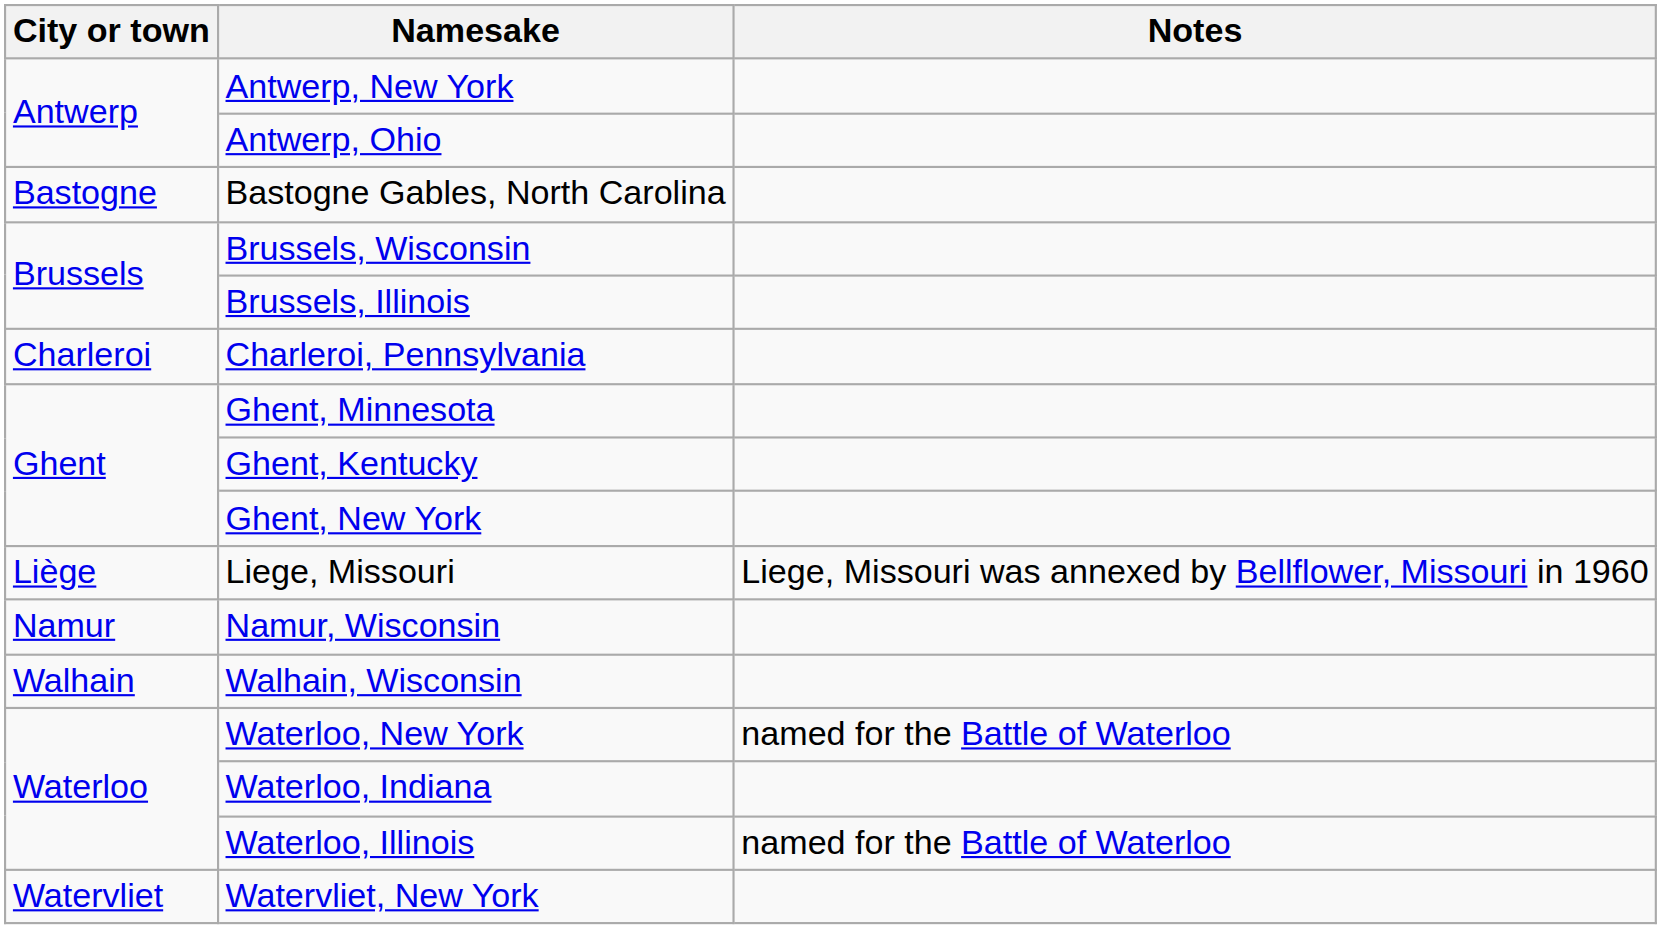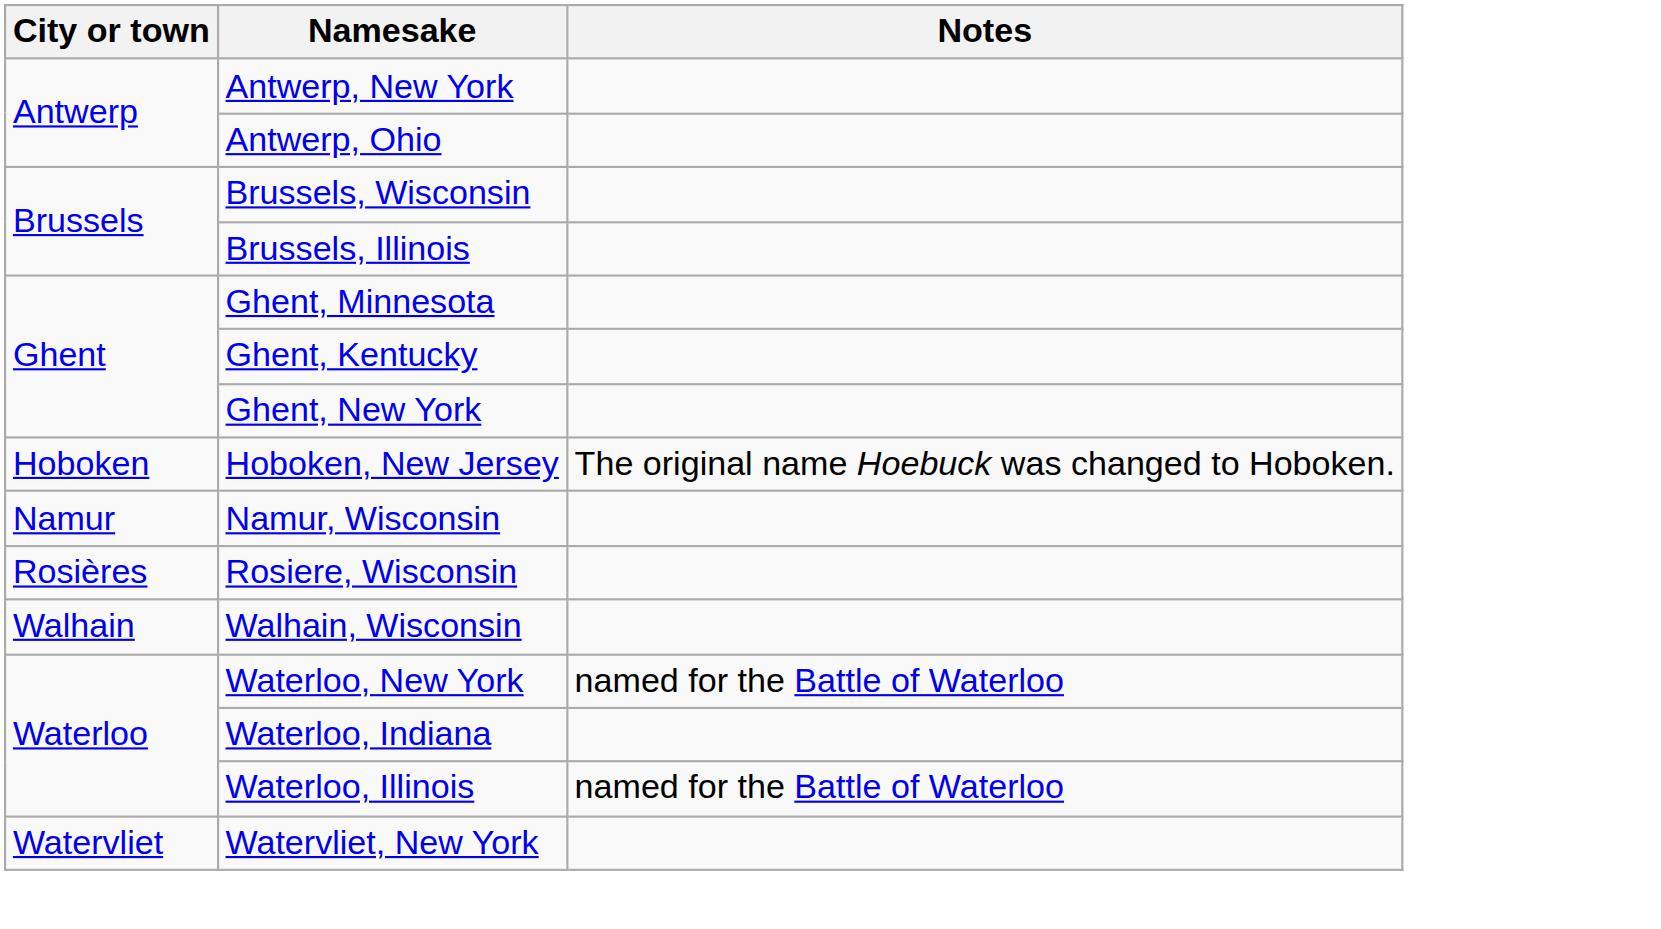- row: (476, 193)
- row: (405, 355)
+ row: (392, 463)
- row: (340, 572)
+ row: (371, 572)
